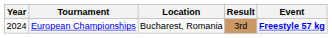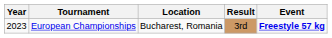(17, 26) 2024 -> (17, 26) 2023
